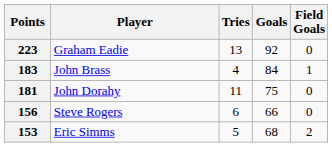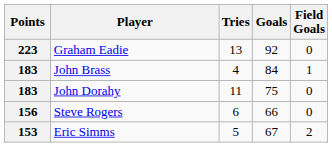(28, 91) 181 -> (28, 91) 183
(271, 132) 68 -> (271, 132) 67
